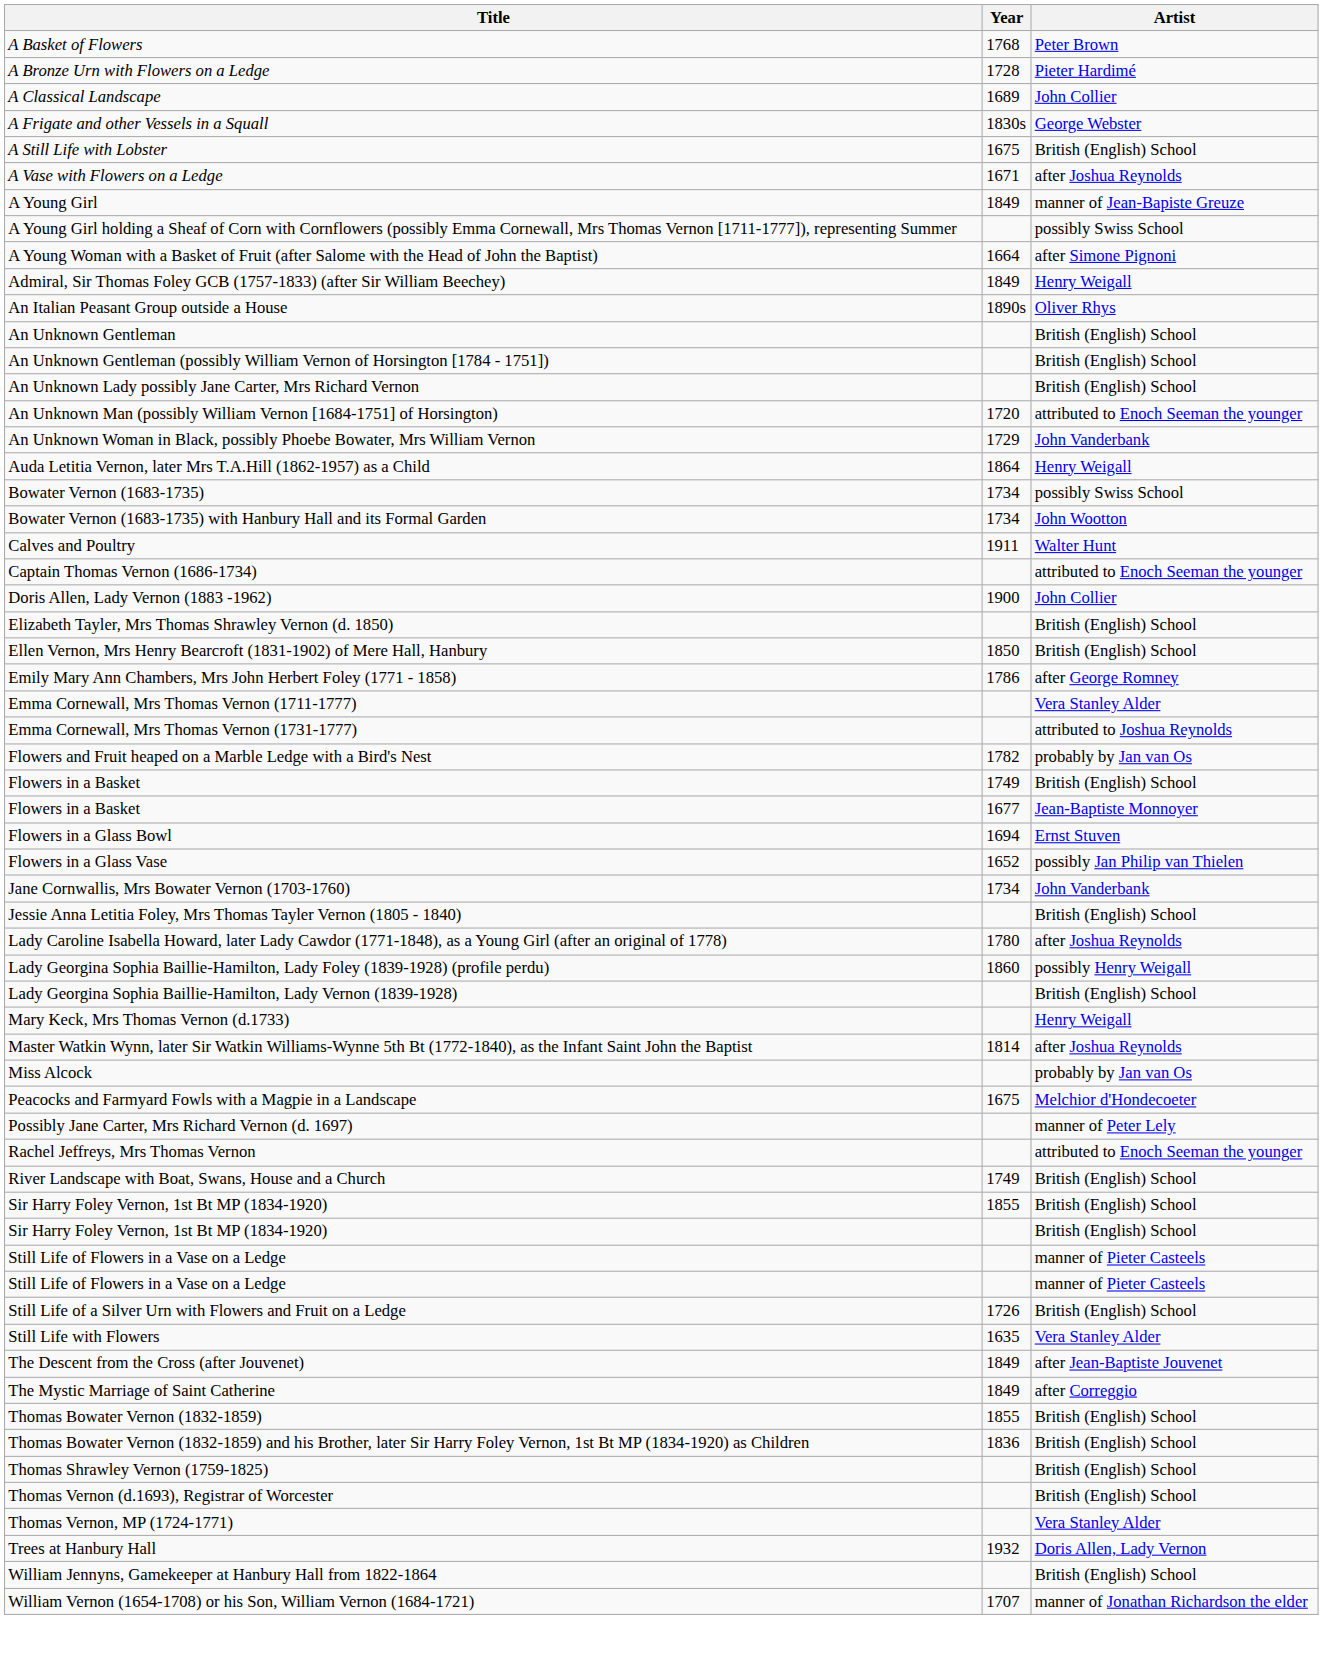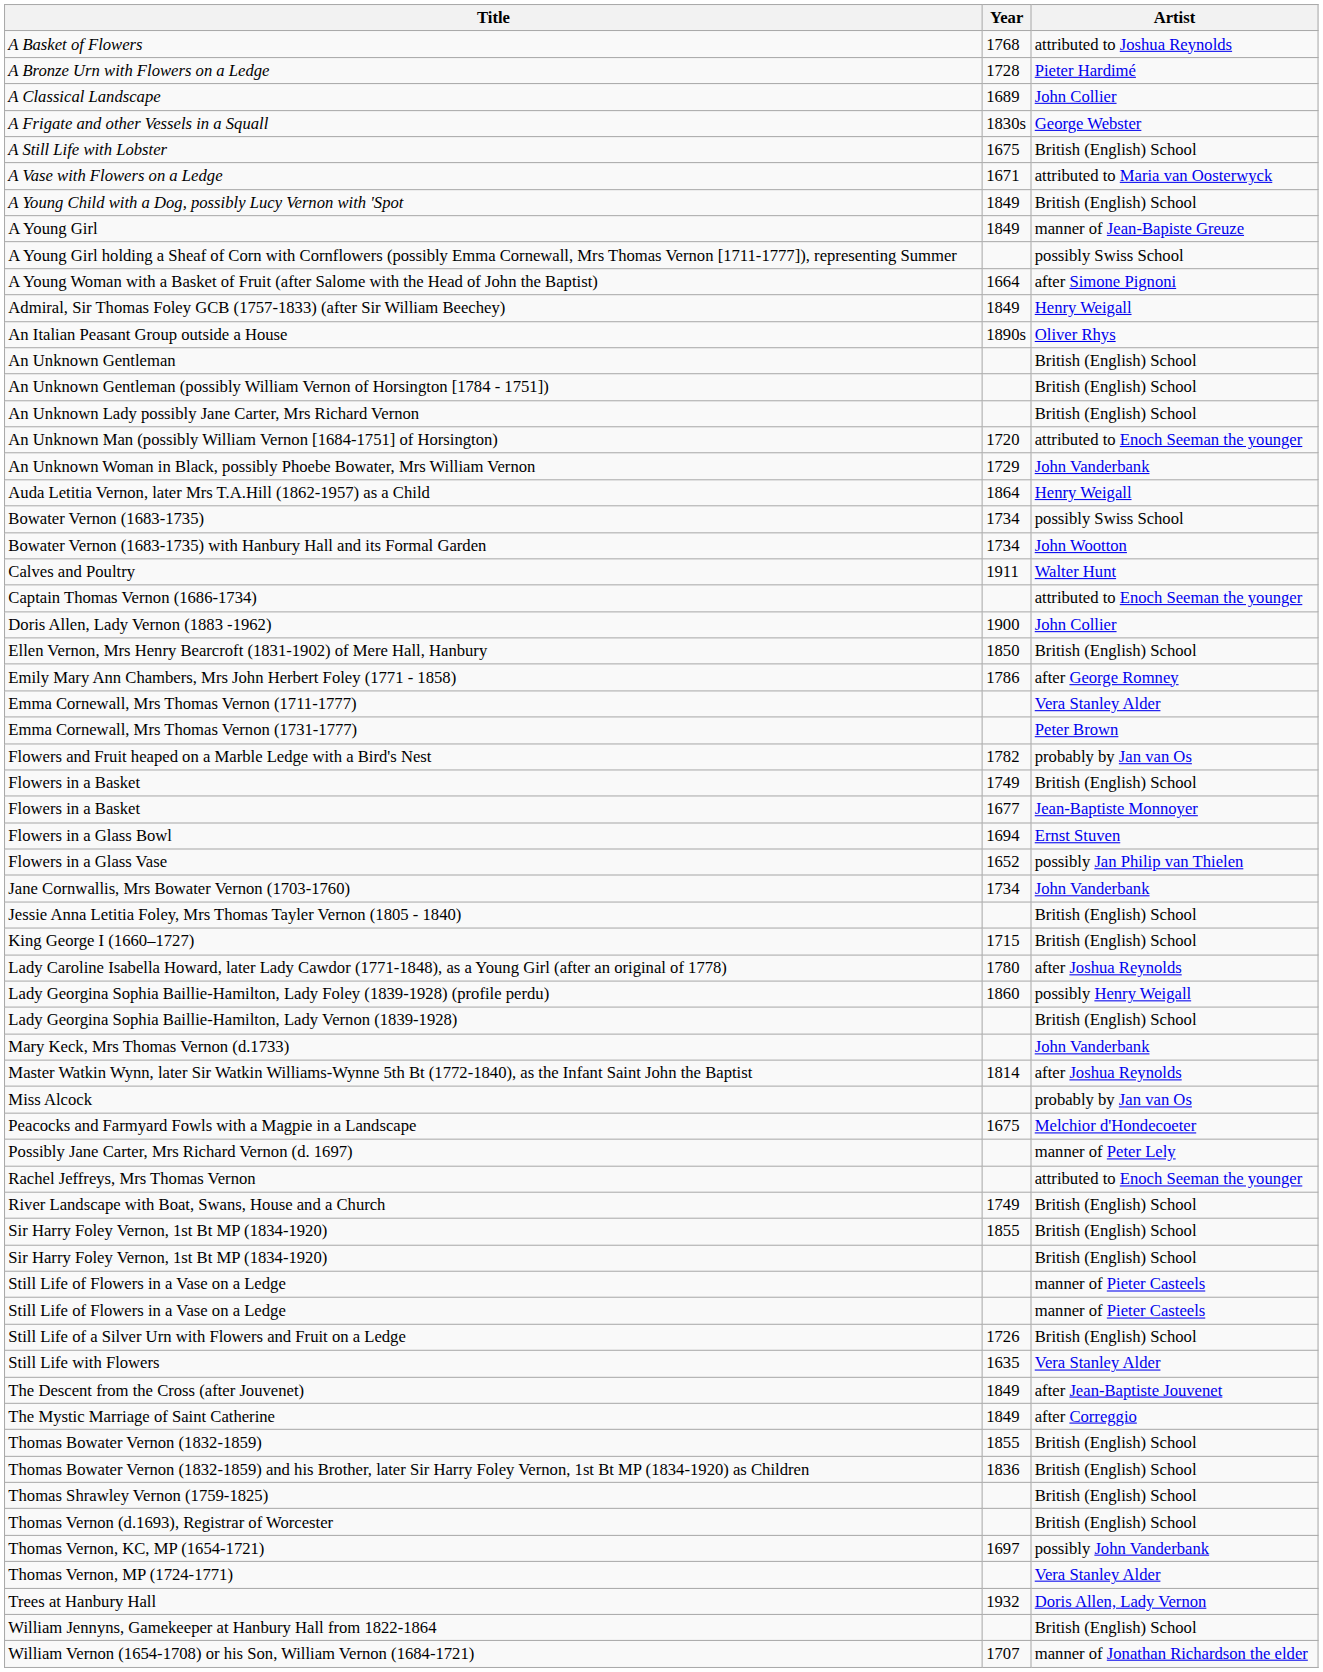(1077, 44) Peter Brown -> (1133, 44) attributed to Joshua Reynolds
(1108, 176) after Joshua Reynolds -> (1154, 176) attributed to Maria van Oosterwyck
+ row: (206, 202)
- row: (201, 624)
(1133, 730) attributed to Joshua Reynolds -> (1077, 730) Peter Brown
+ row: (101, 941)
(1083, 1020) Henry Weigall -> (1092, 1046) John Vanderbank
+ row: (136, 1548)
